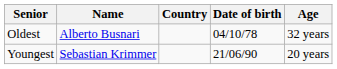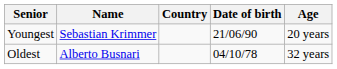rows swapped: (31, 53) <-> (24, 34)
